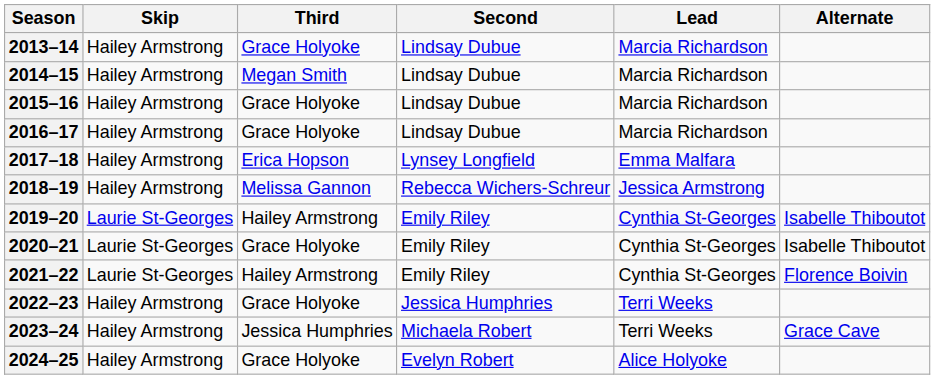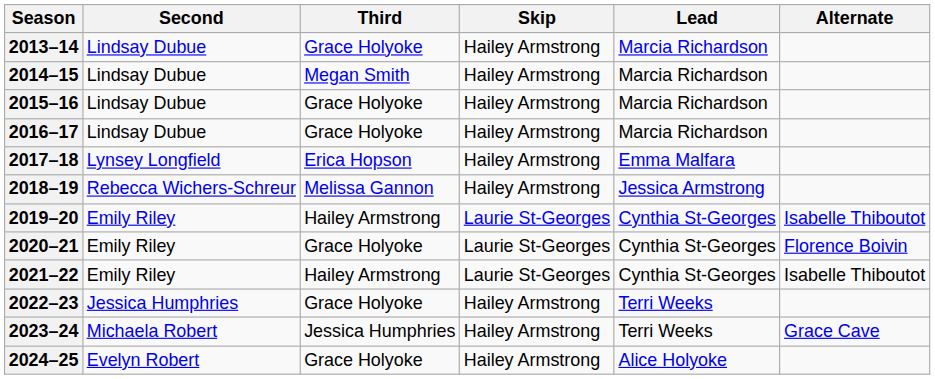columns swapped: (160, 18) <-> (506, 18)
(855, 246) Isabelle Thiboutot -> (846, 246) Florence Boivin
(846, 274) Florence Boivin -> (855, 274) Isabelle Thiboutot
